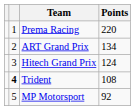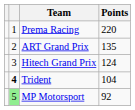(109, 46) 134 -> (109, 46) 135
(109, 79) 108 -> (109, 79) 104
(14, 96) no background -> (14, 96) lightgreen background
